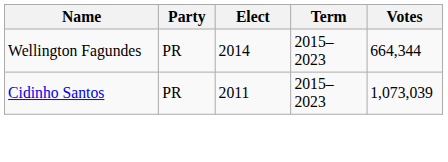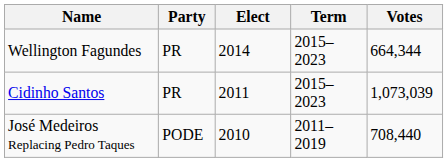+ row: (71, 135)
